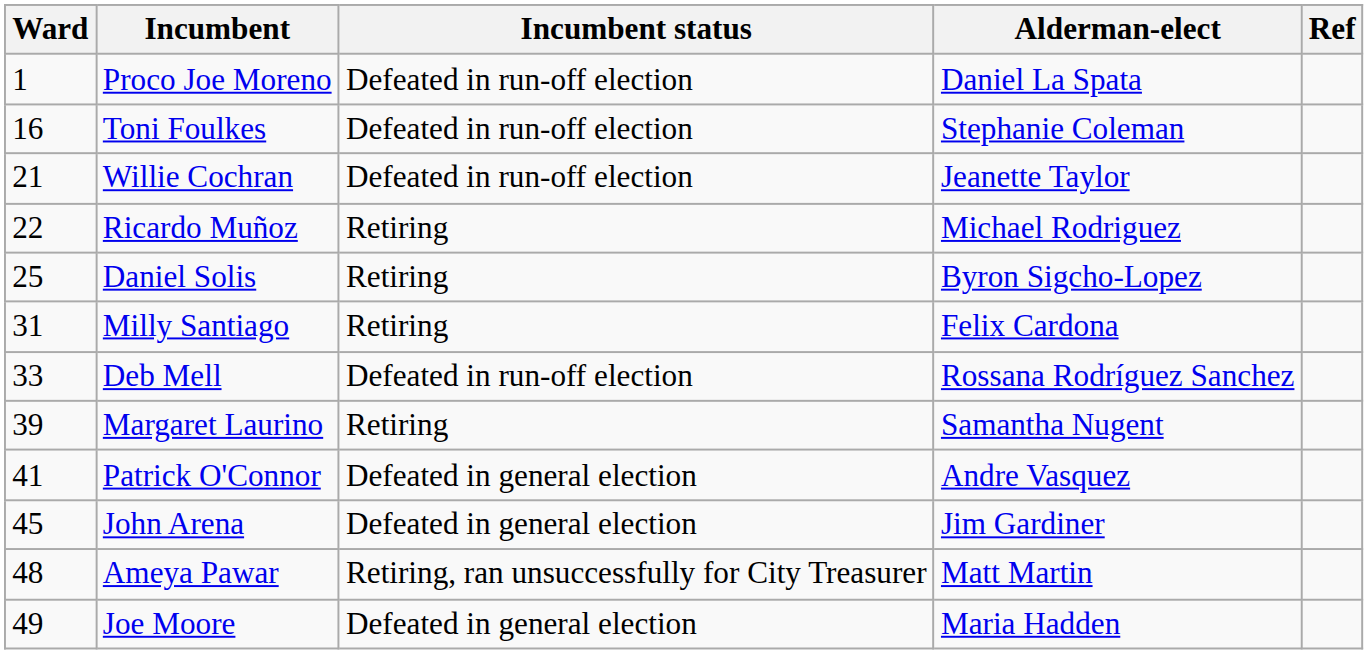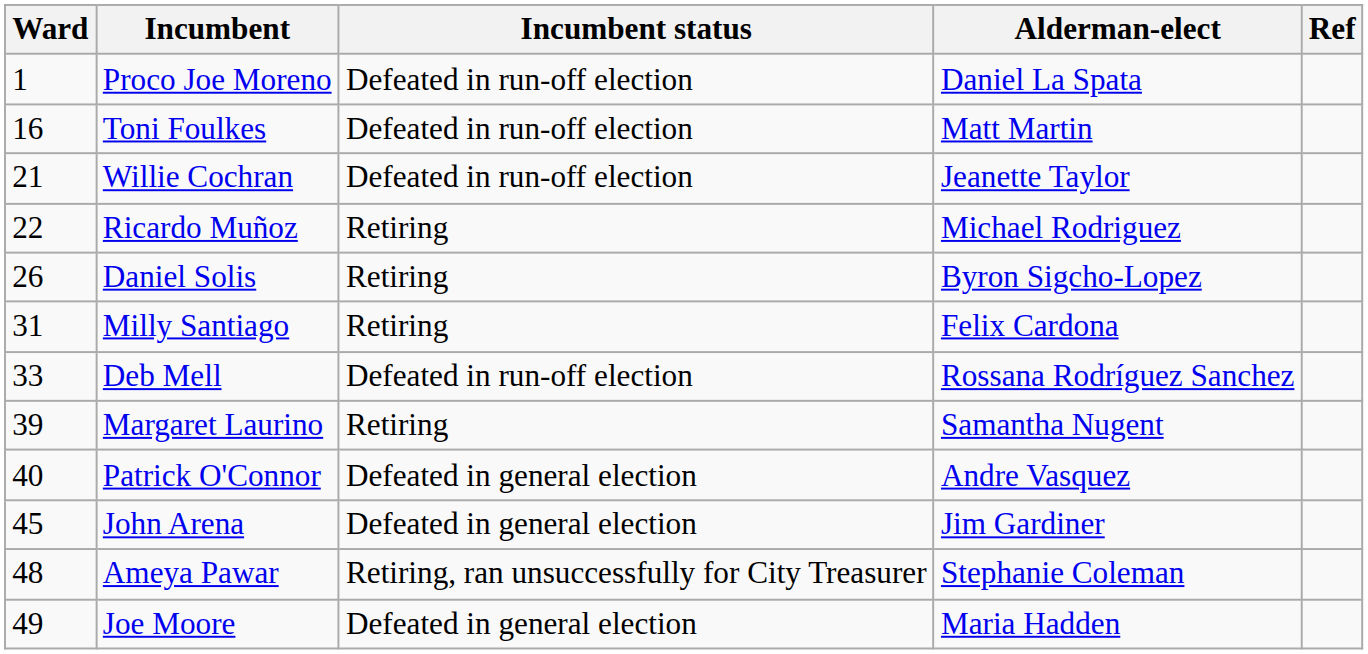(1063, 128) Stephanie Coleman -> (1017, 128) Matt Martin
(28, 276) 25 -> (28, 276) 26
(28, 474) 41 -> (28, 474) 40
(1017, 573) Matt Martin -> (1063, 573) Stephanie Coleman
